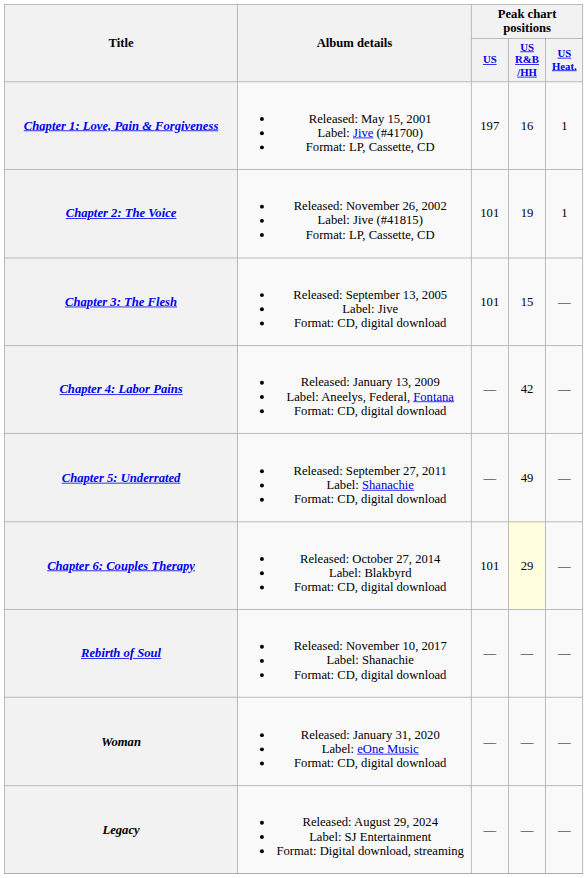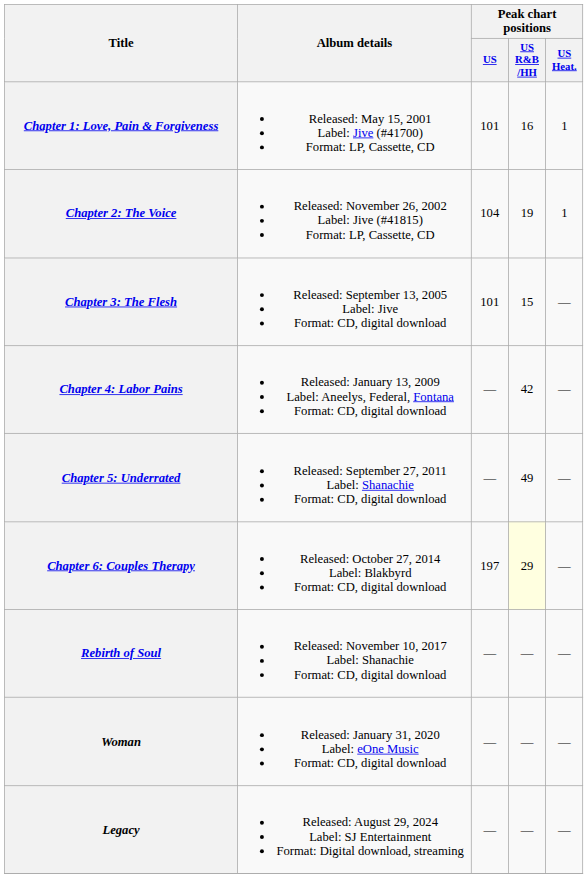(490, 125) 197 -> (490, 125) 101
(490, 213) 101 -> (490, 213) 104
(490, 565) 101 -> (490, 565) 197
